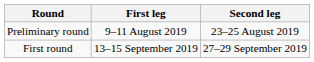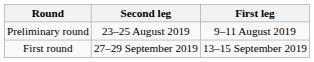columns swapped: (146, 13) <-> (255, 13)
